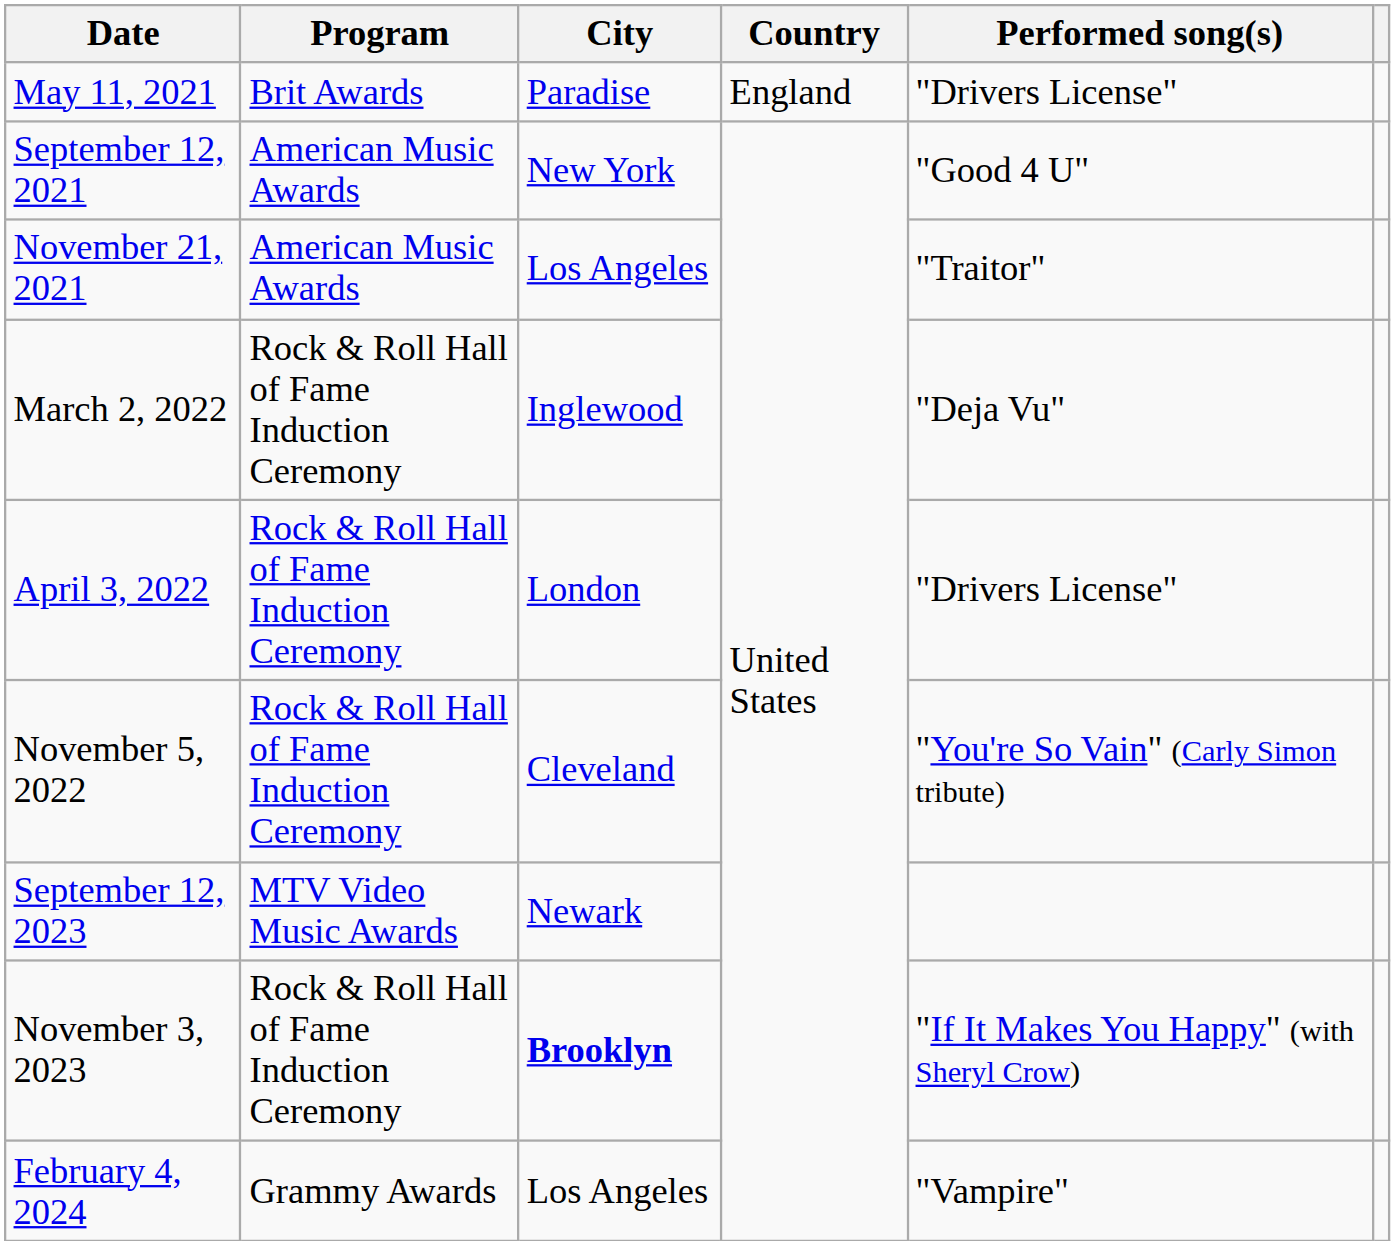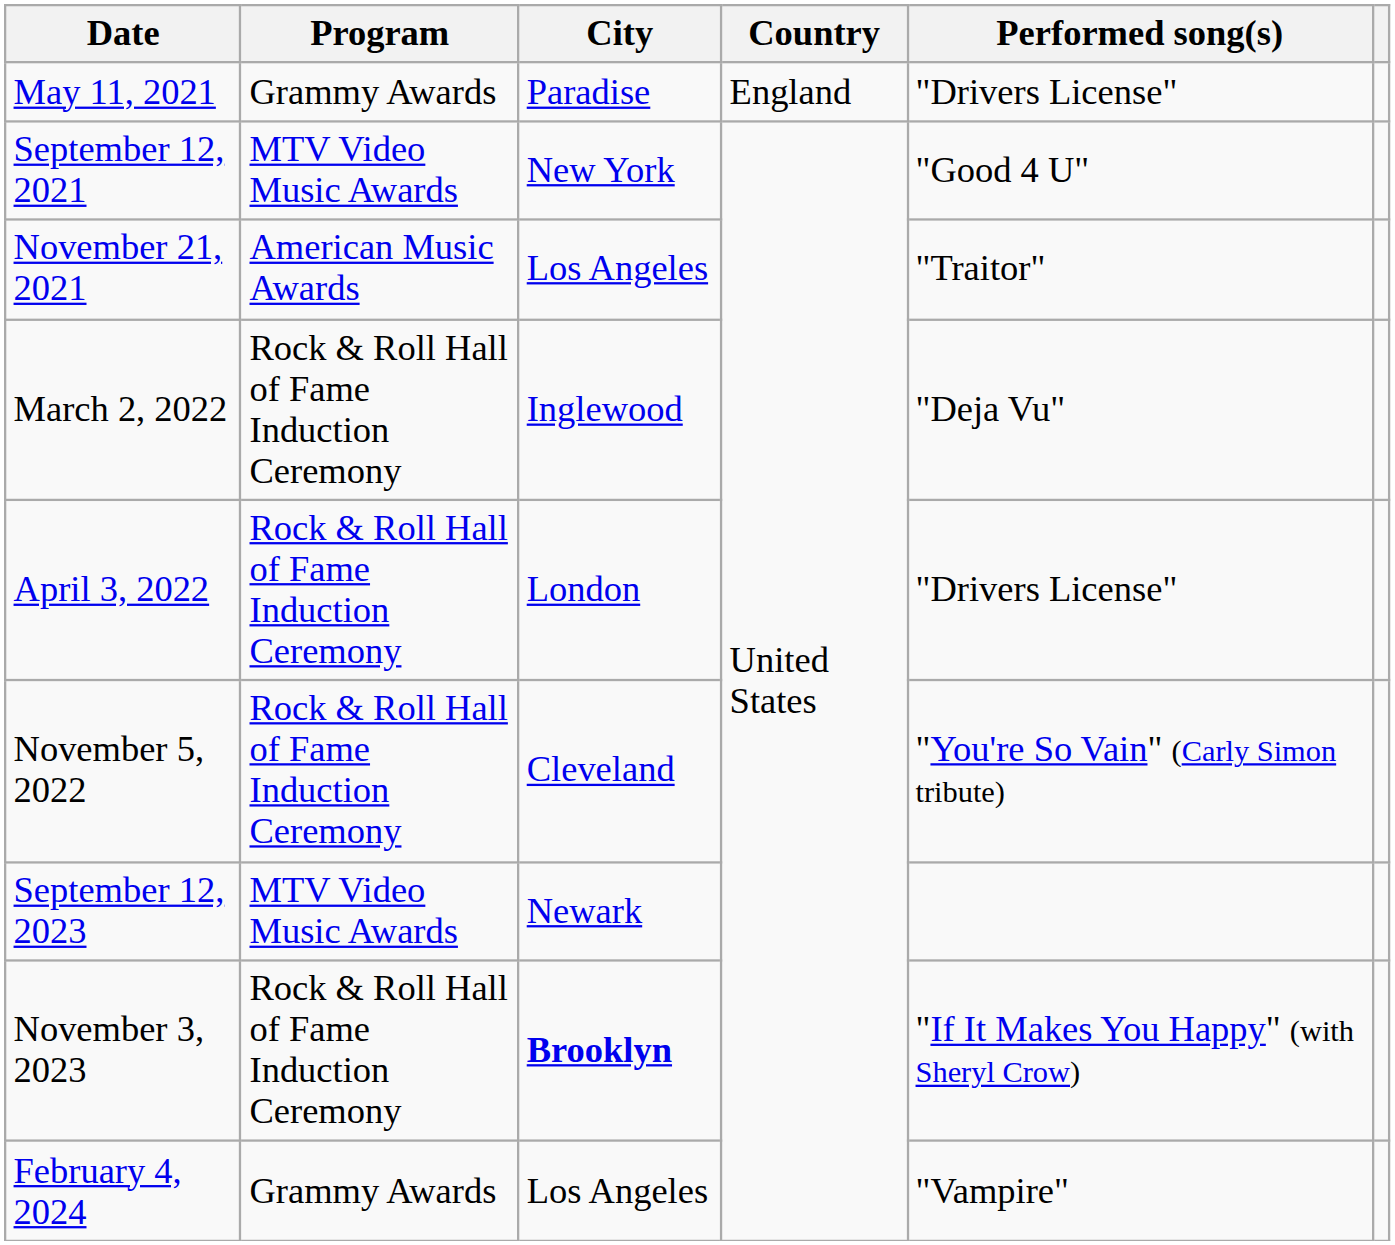(336, 91) Brit Awards -> (373, 91) Grammy Awards
(372, 169) American Music Awards -> (354, 169) MTV Video Music Awards
